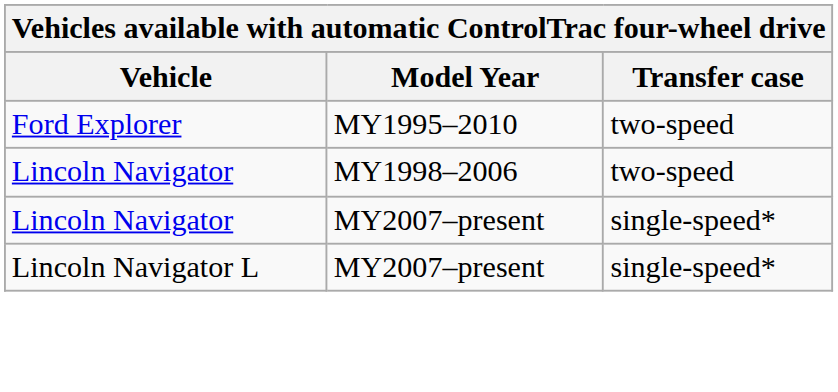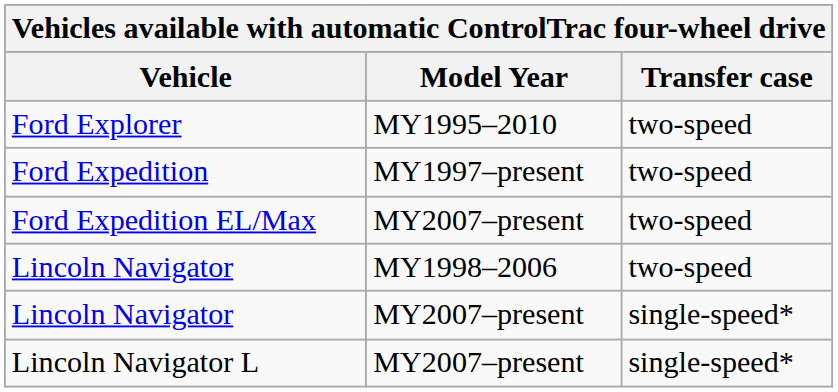+ row: (110, 171)
+ row: (164, 219)
